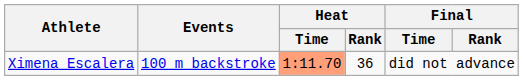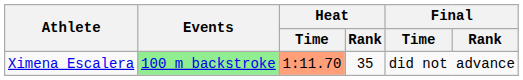(208, 63) no background -> (208, 63) lightgreen background
(365, 63) 36 -> (365, 63) 35
